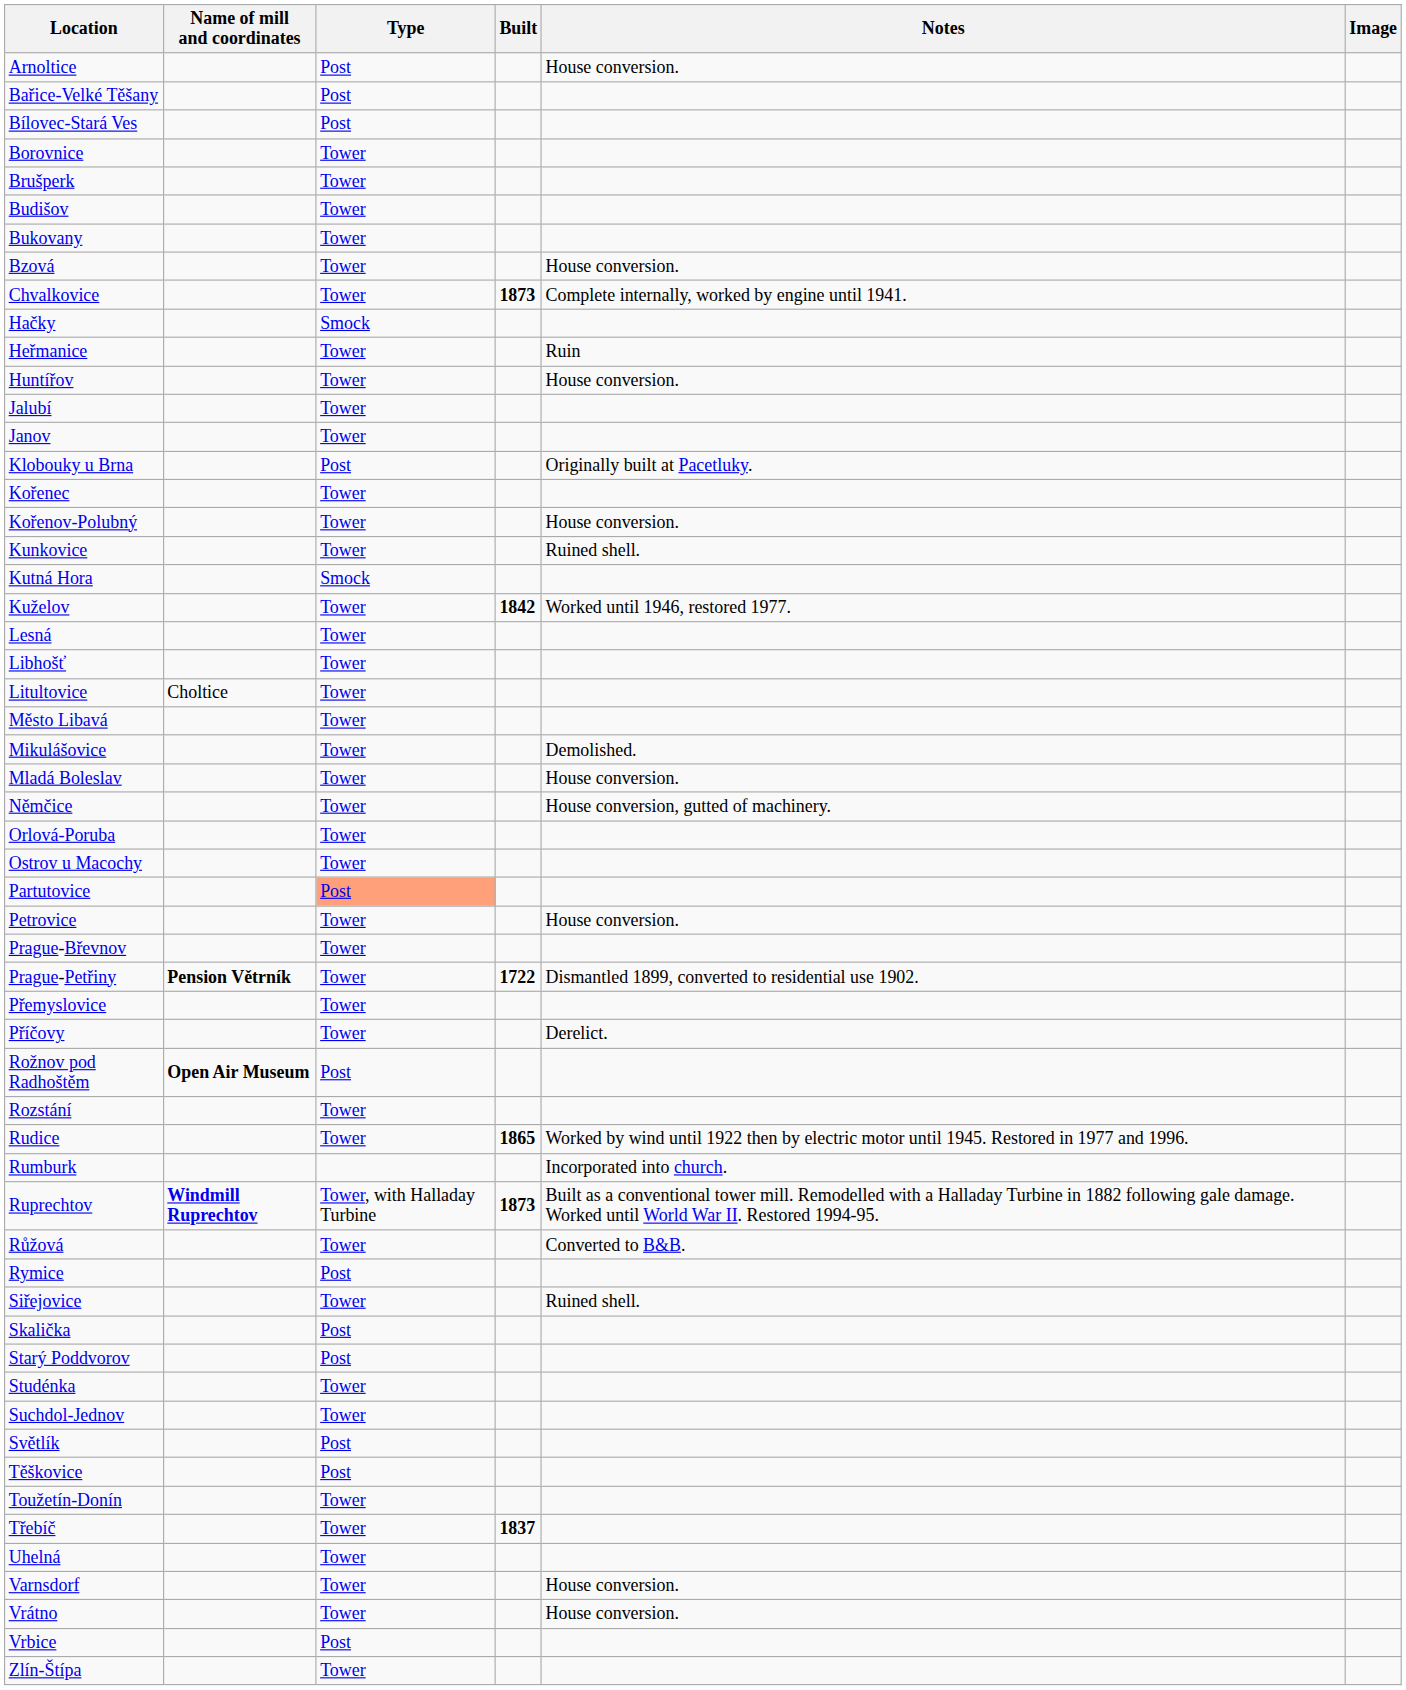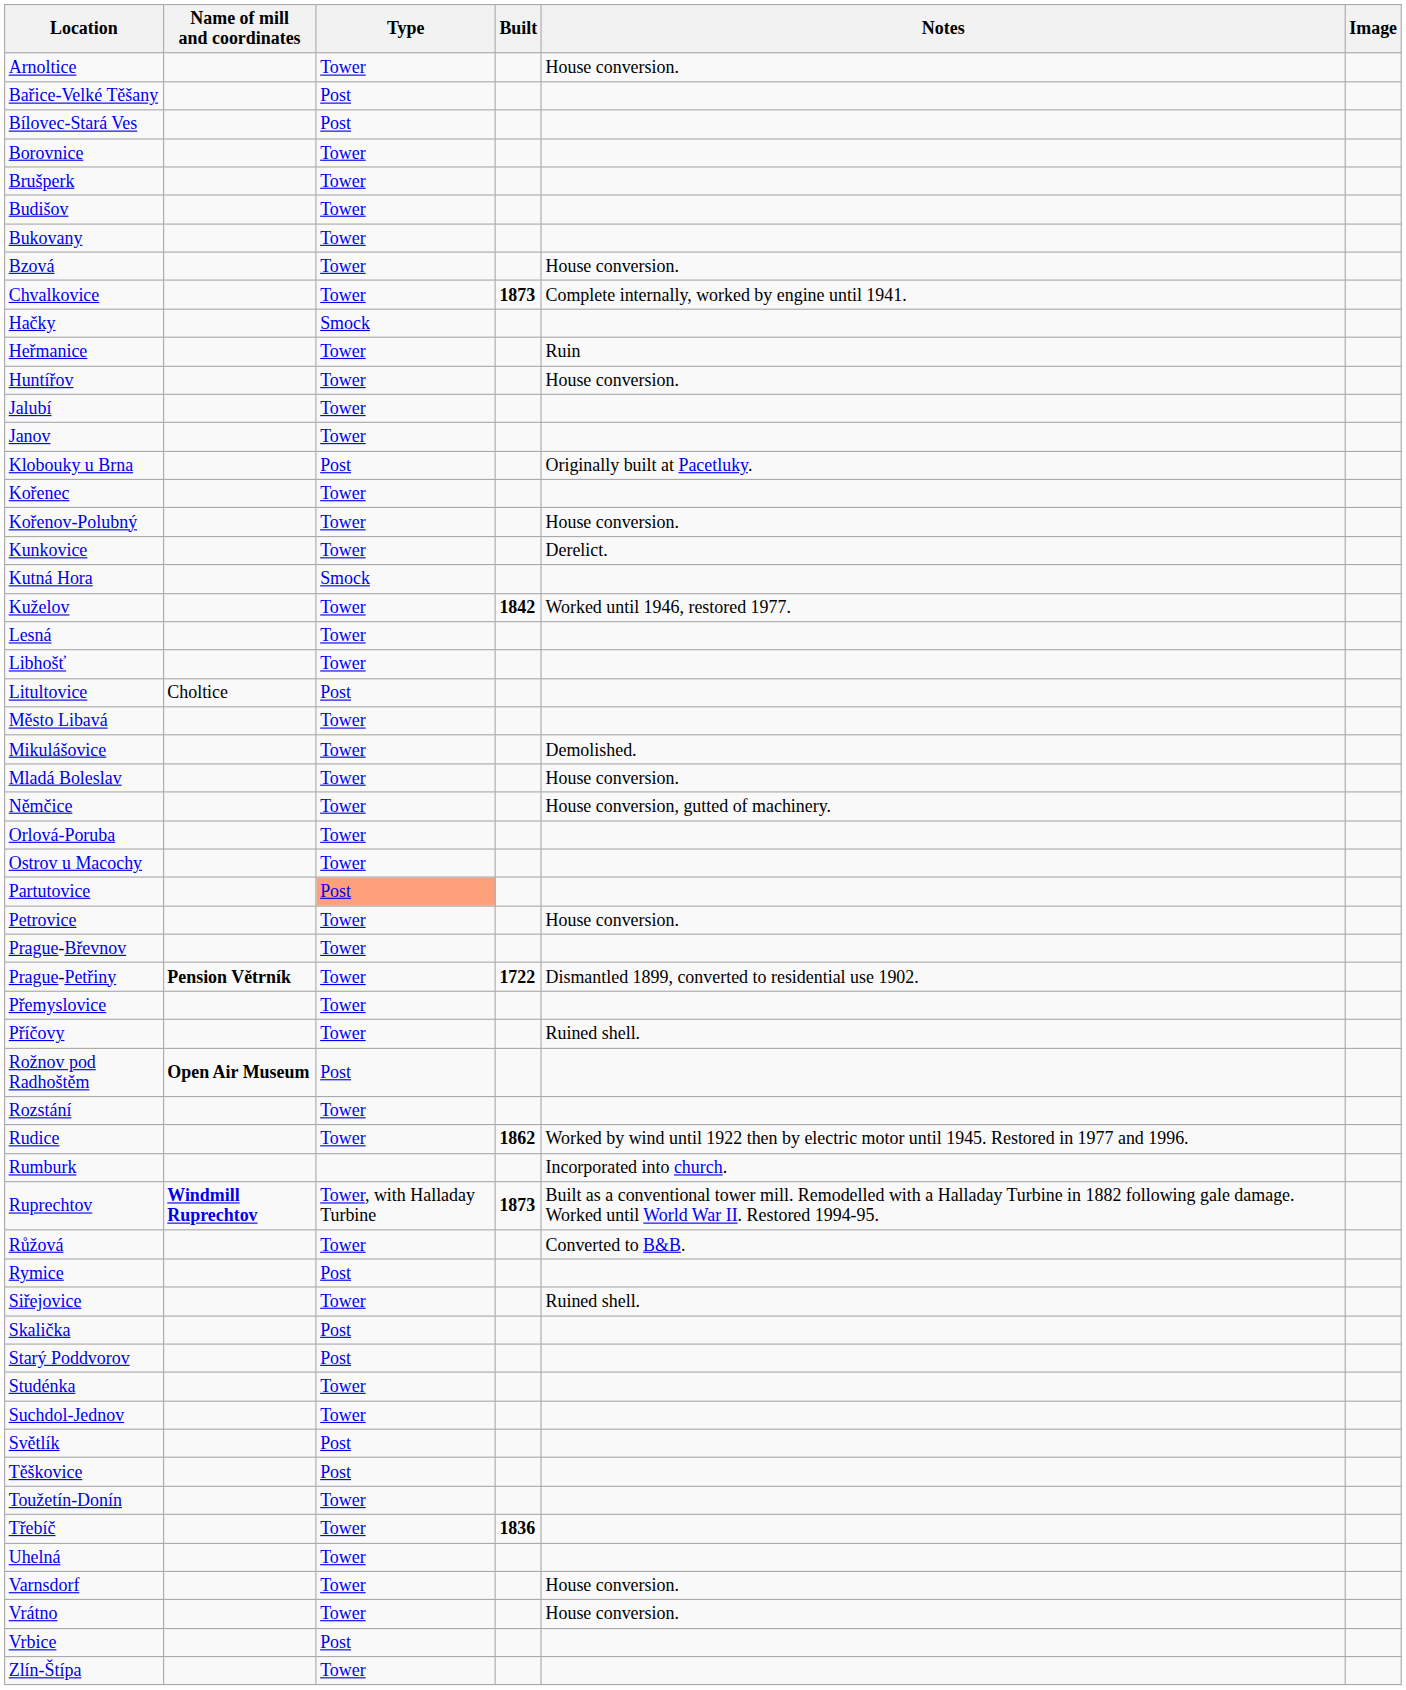(336, 67) Post -> (343, 67) Tower
(593, 550) Ruined shell. -> (577, 550) Derelict.
(343, 692) Tower -> (336, 692) Post
(577, 1033) Derelict. -> (593, 1033) Ruined shell.
(517, 1138) 1865 -> (517, 1138) 1862
(517, 1528) 1837 -> (517, 1528) 1836
